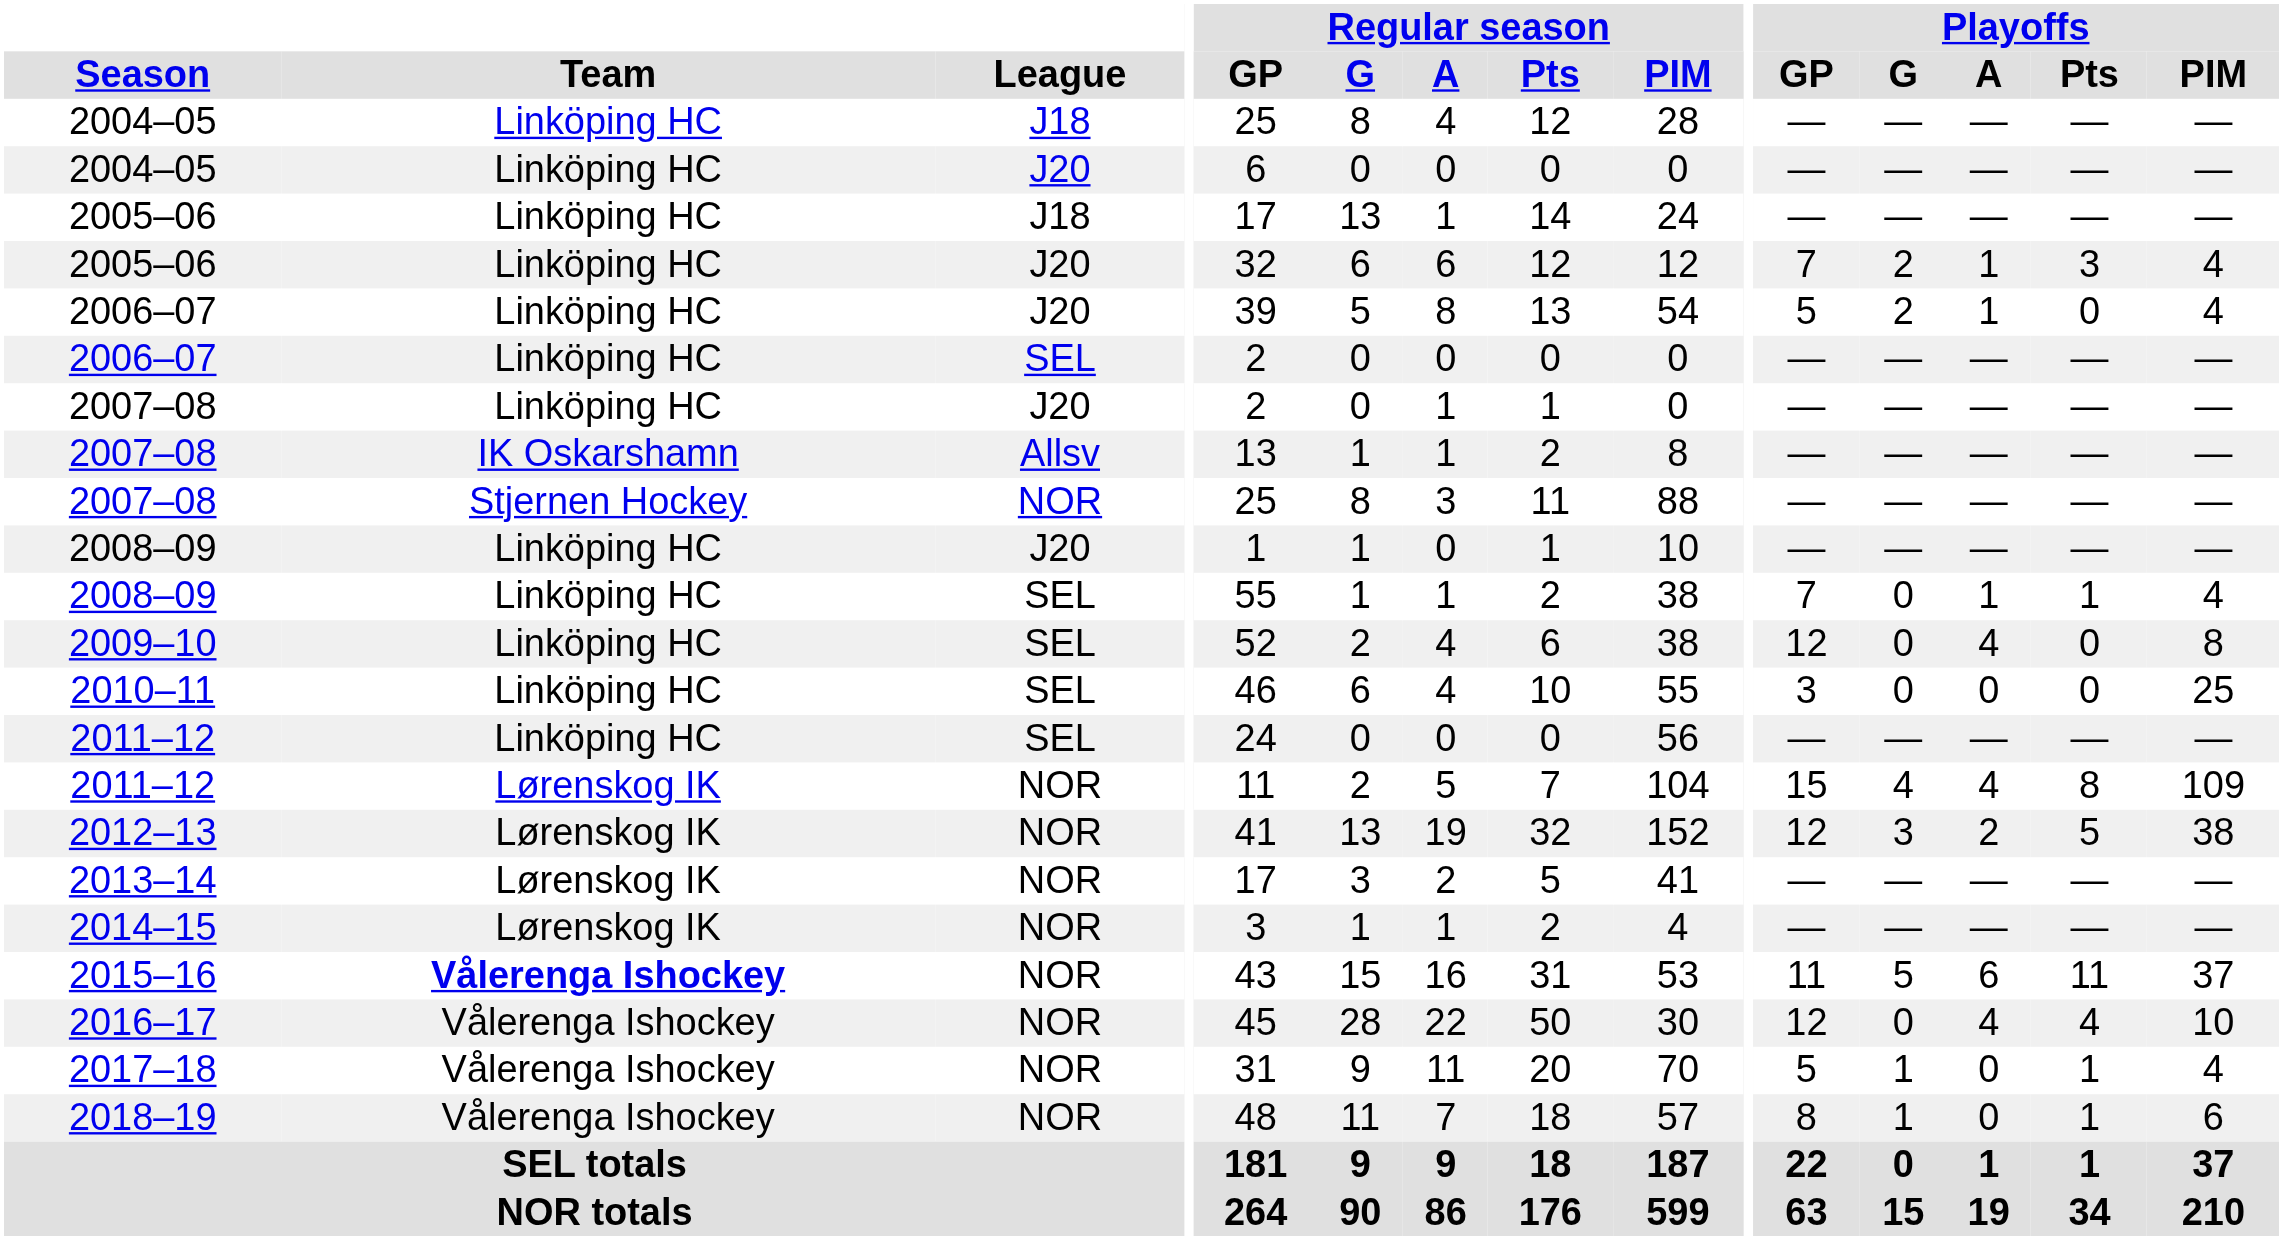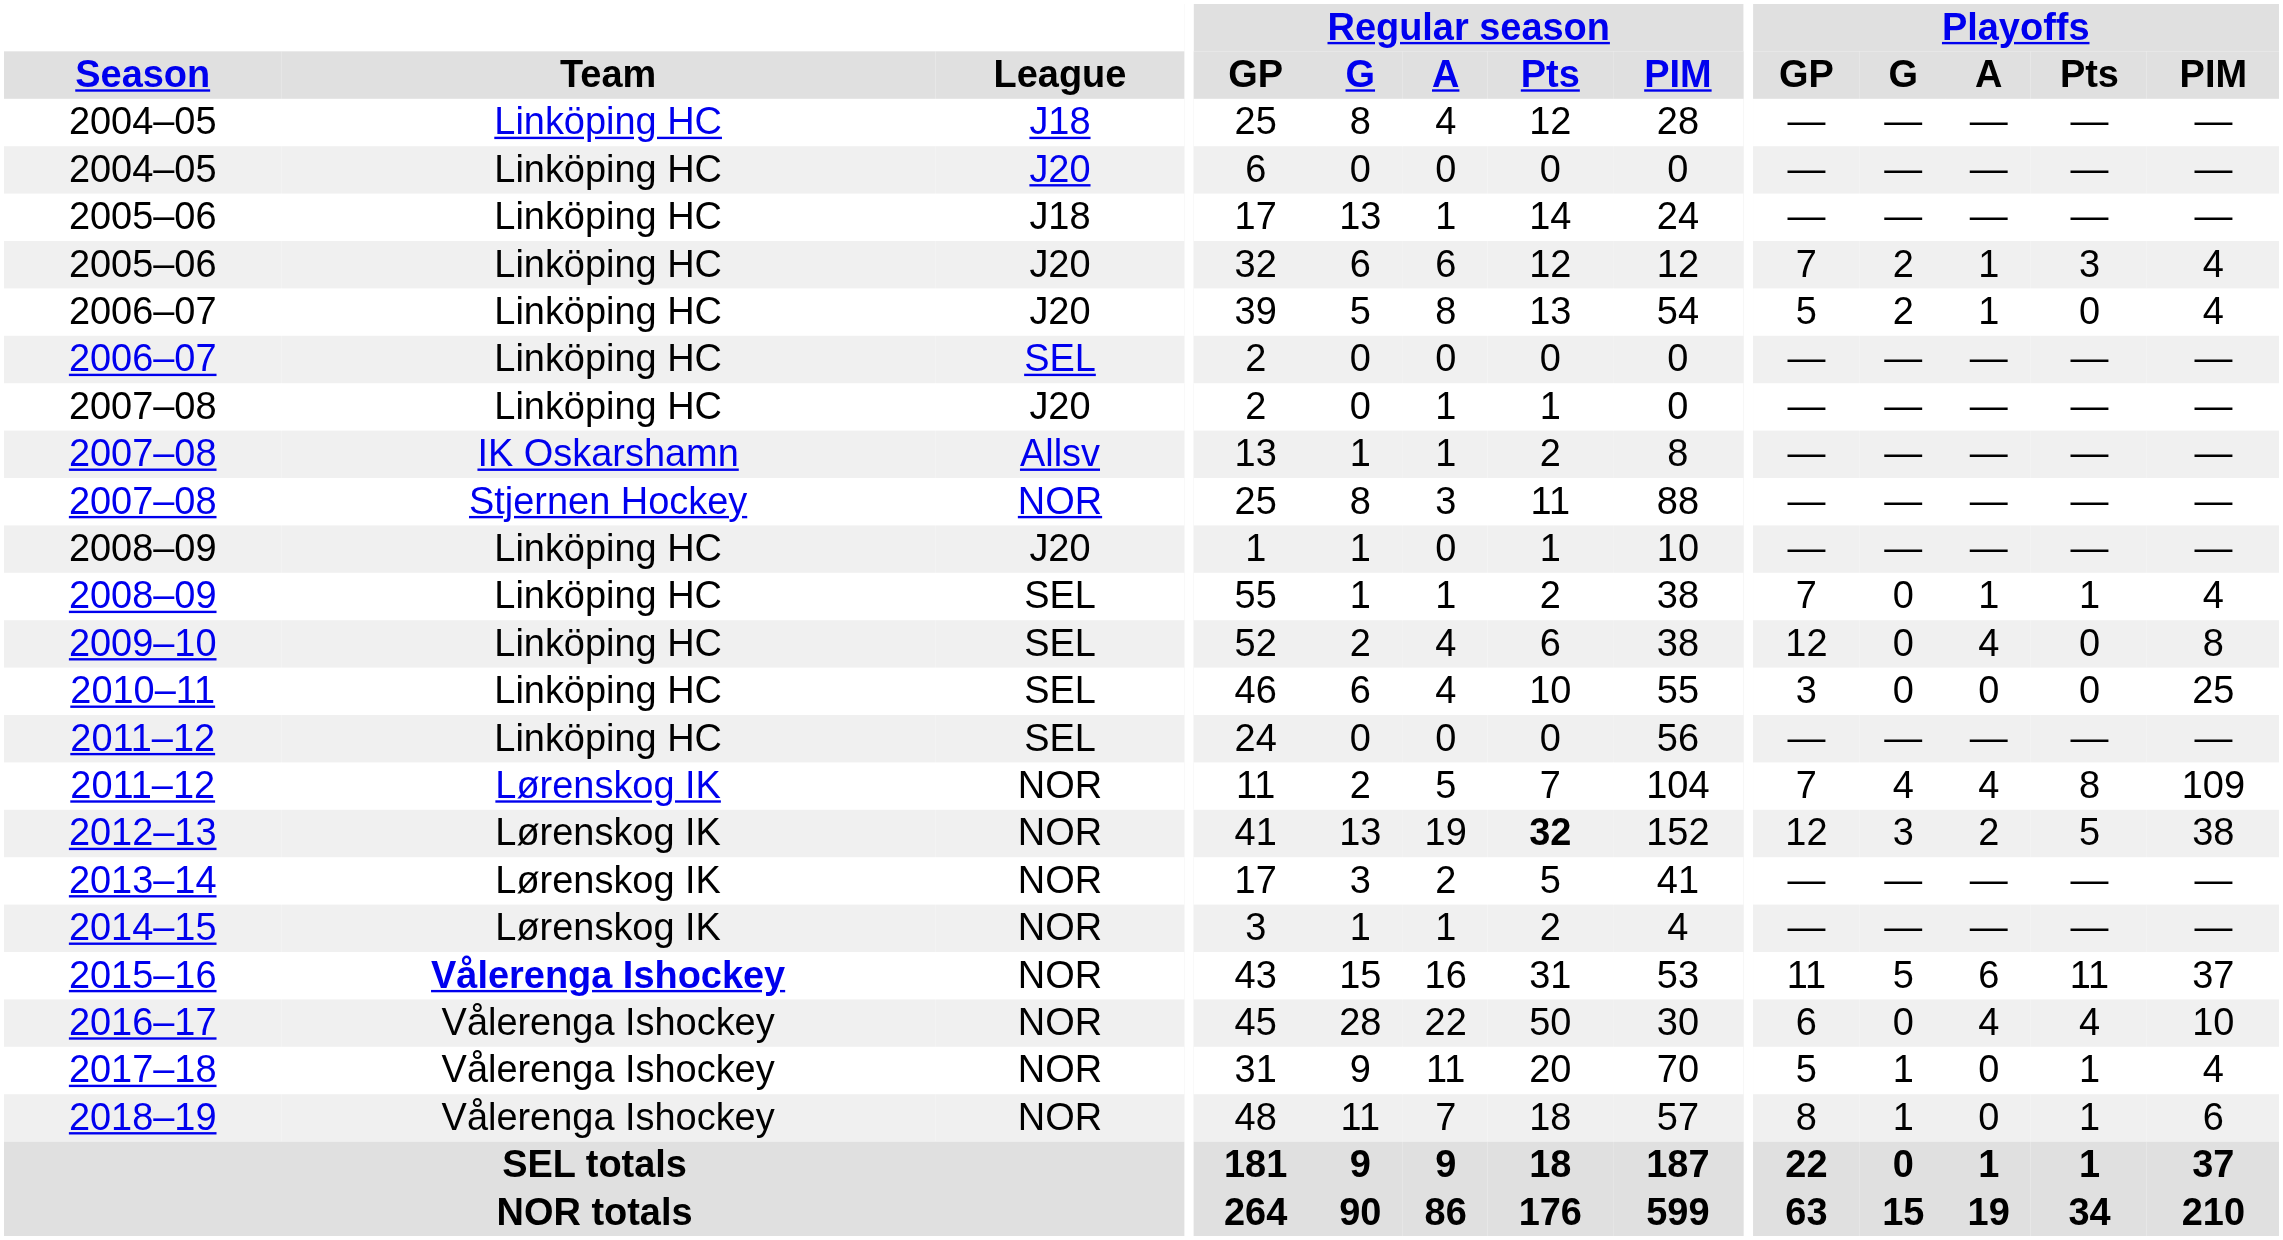(1806, 785) 15 -> (1806, 785) 7
(1550, 832) normal -> (1550, 832) bold
(1806, 1022) 12 -> (1806, 1022) 6
